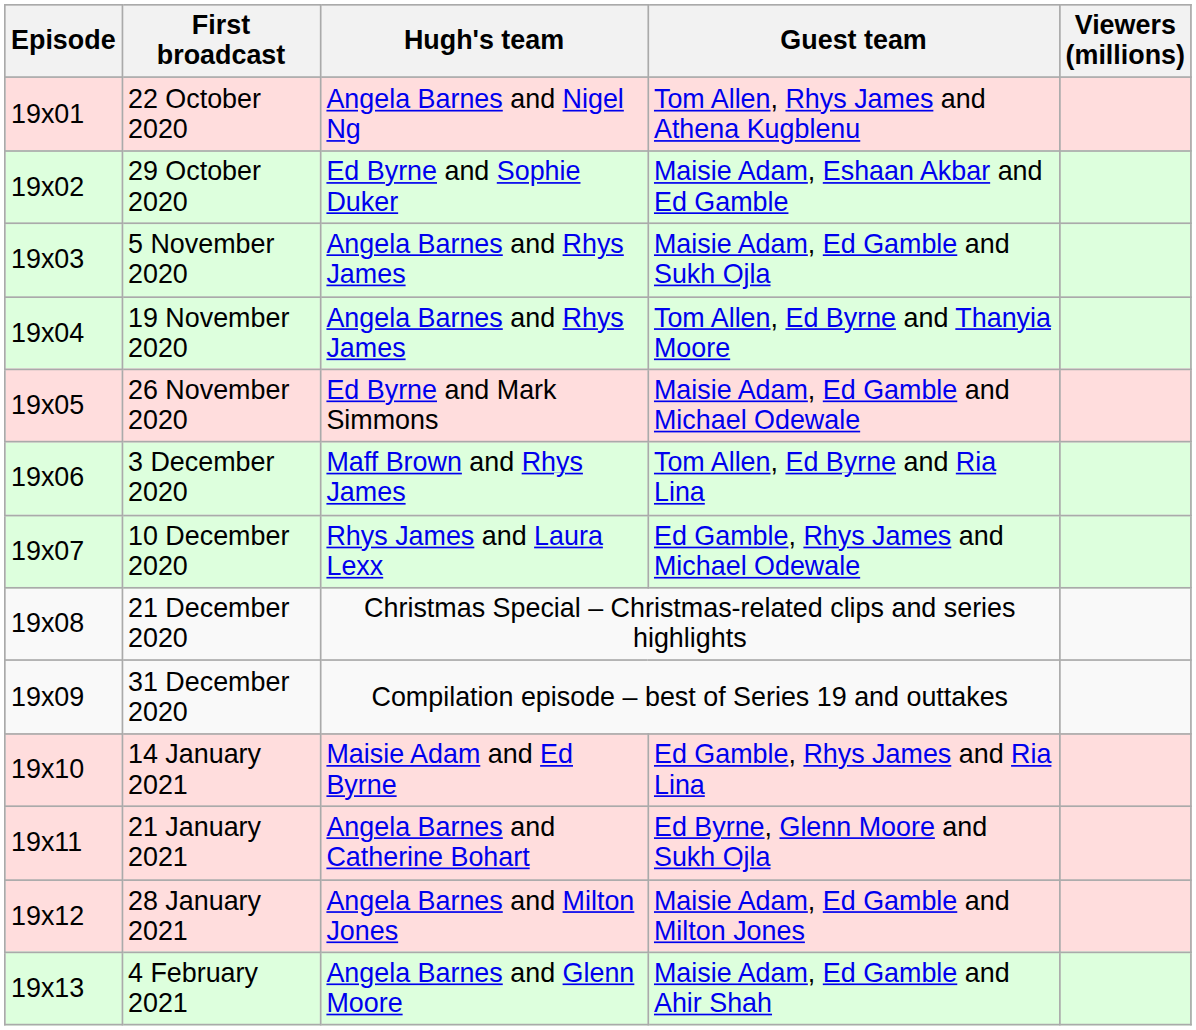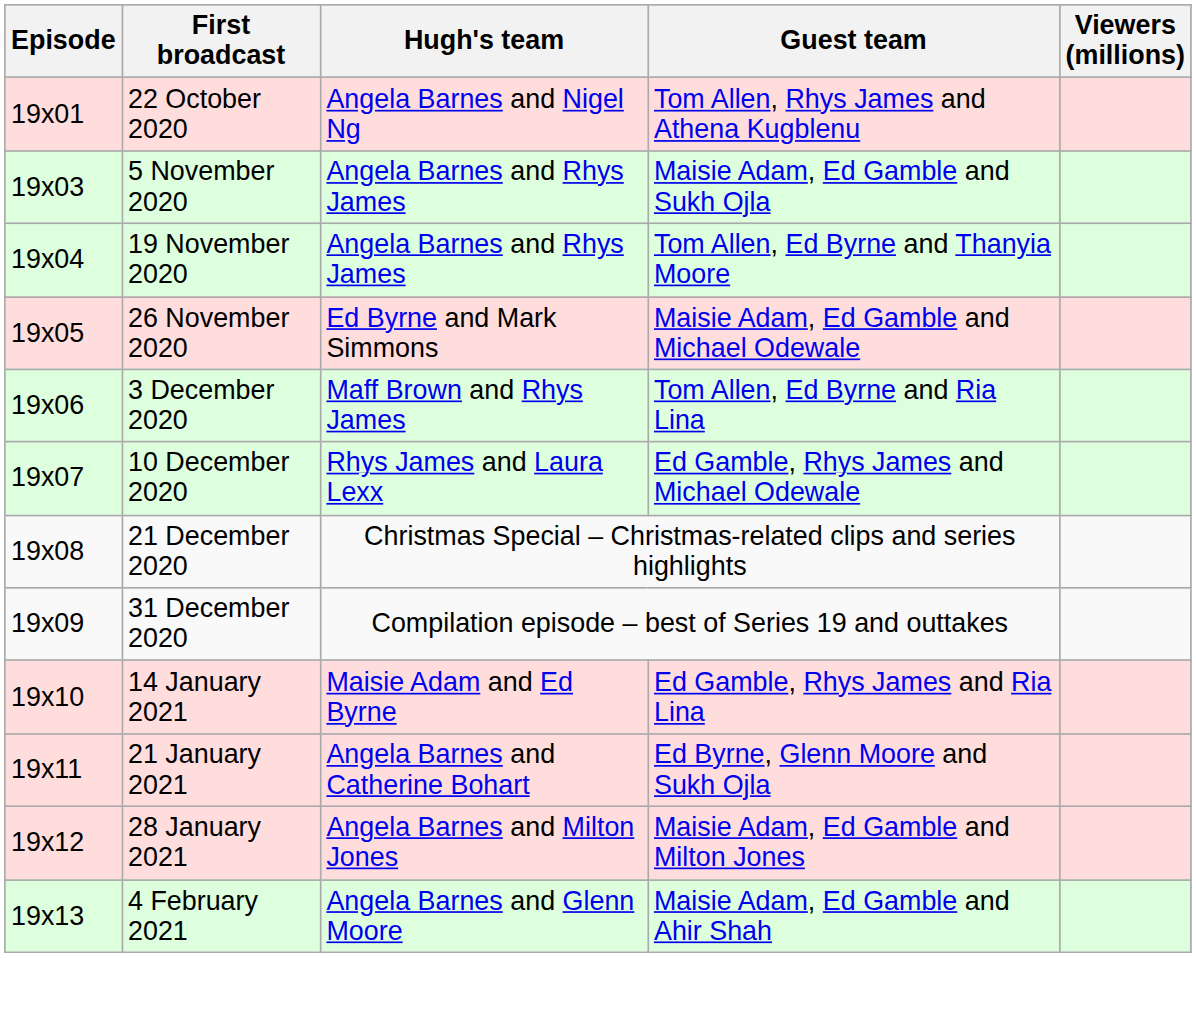- row: (194, 186)
